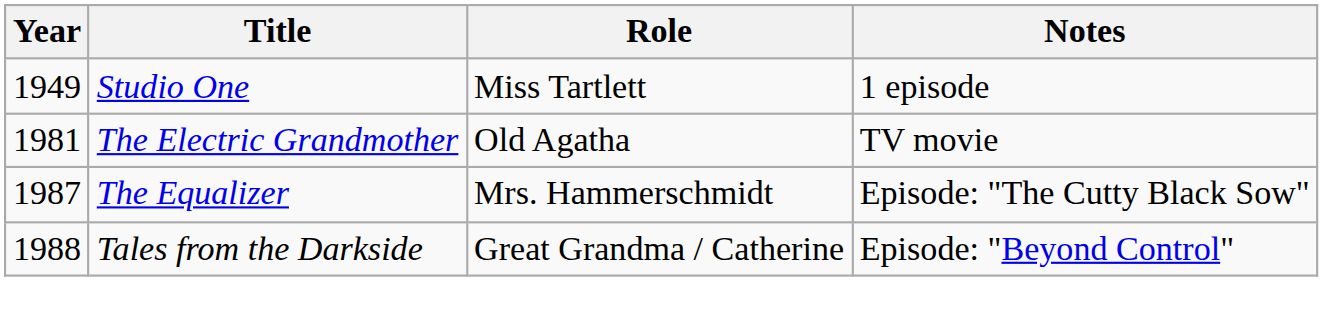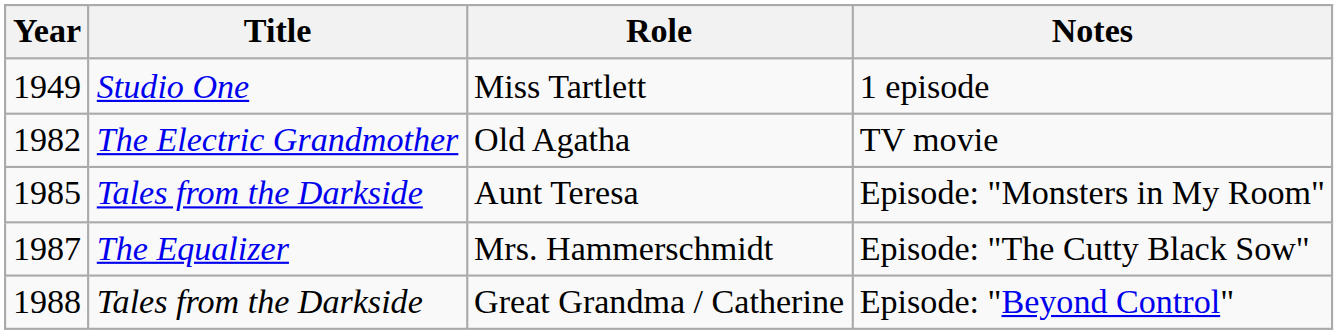(47, 139) 1981 -> (47, 139) 1982
+ row: (556, 193)
